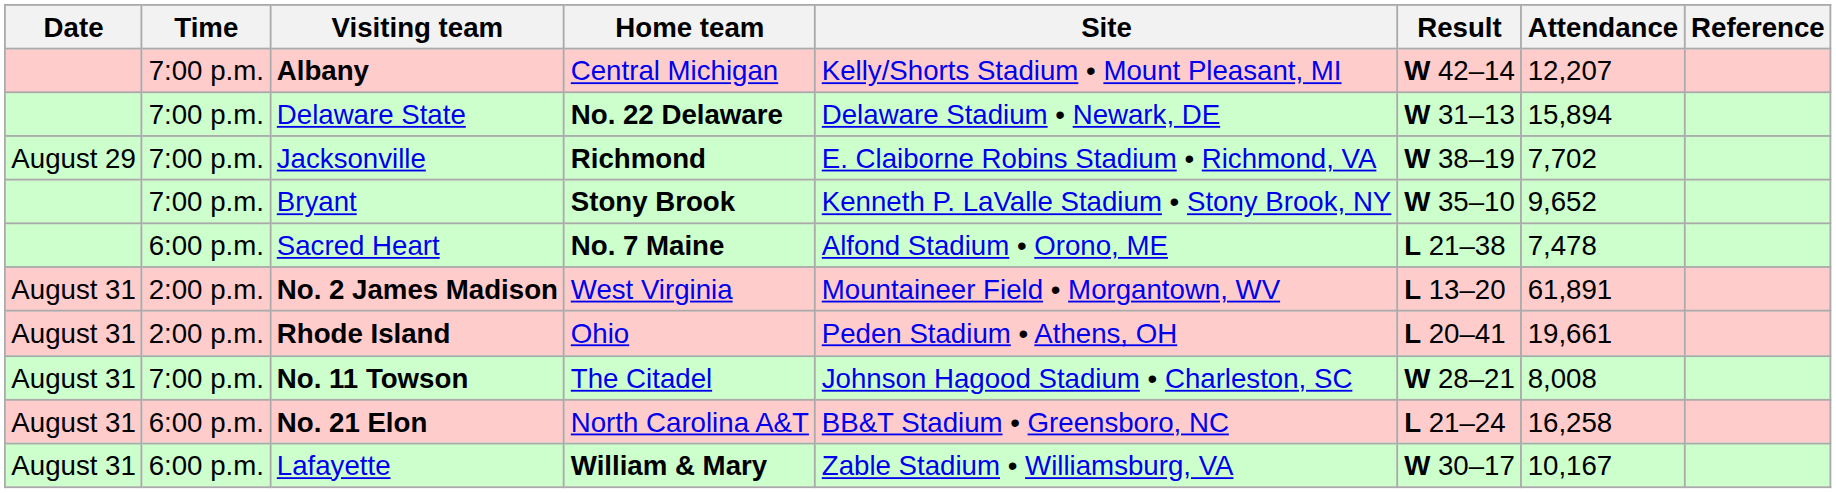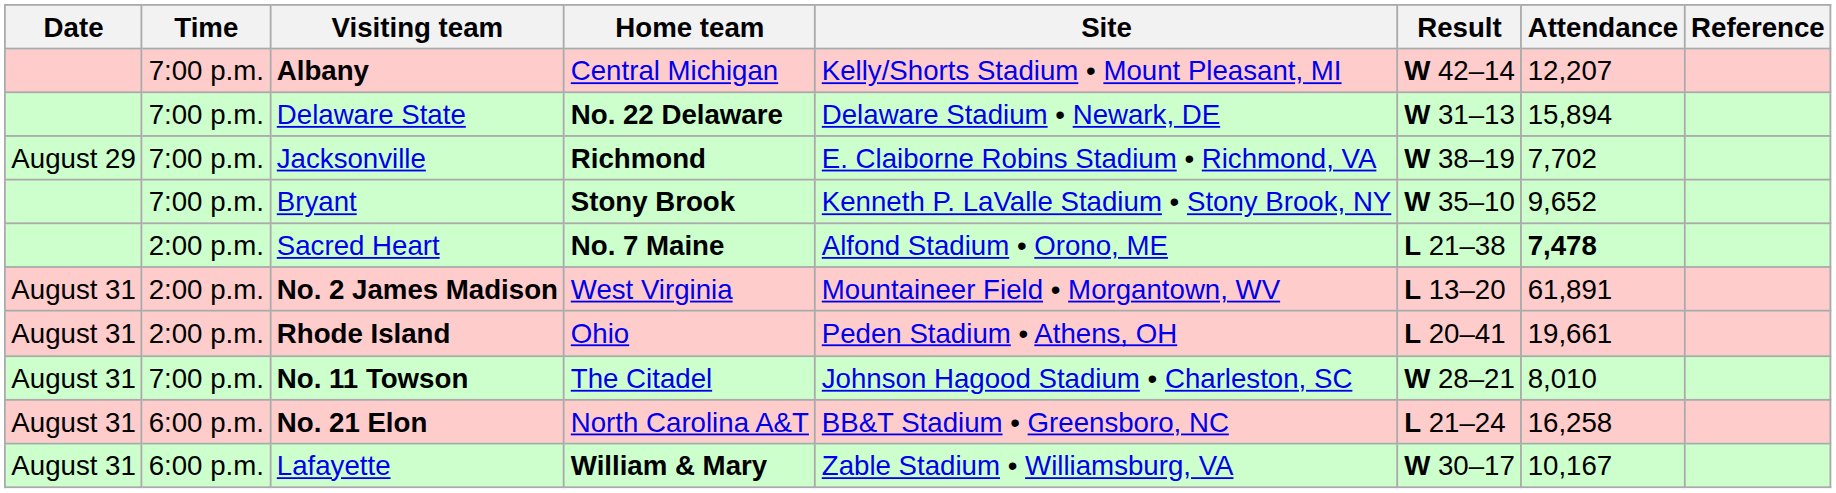(206, 246) 6:00 p.m. -> (206, 246) 2:00 p.m.
(1562, 246) normal -> (1562, 246) bold
(1562, 377) 8,008 -> (1562, 377) 8,010
